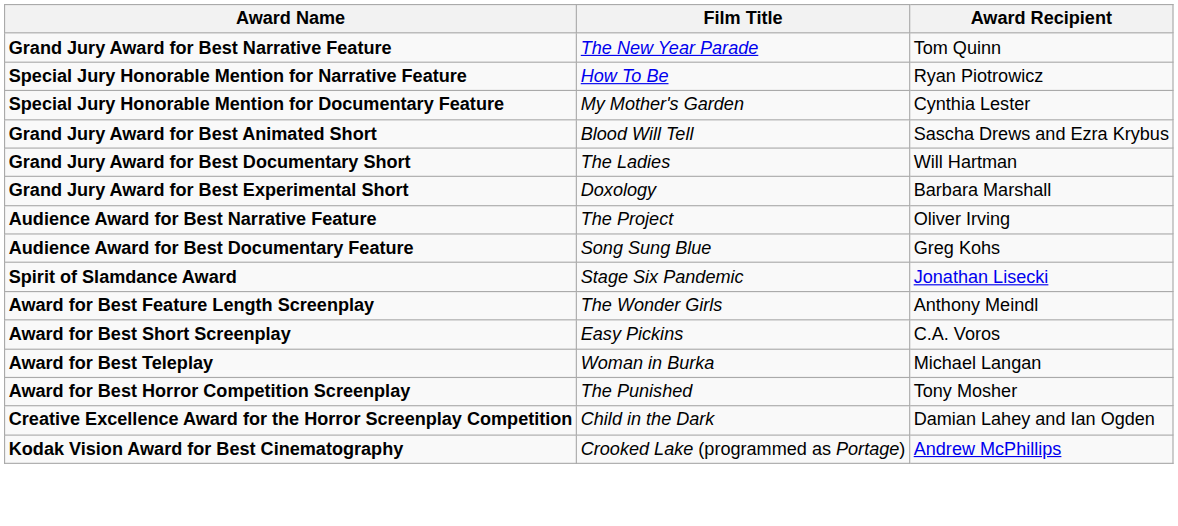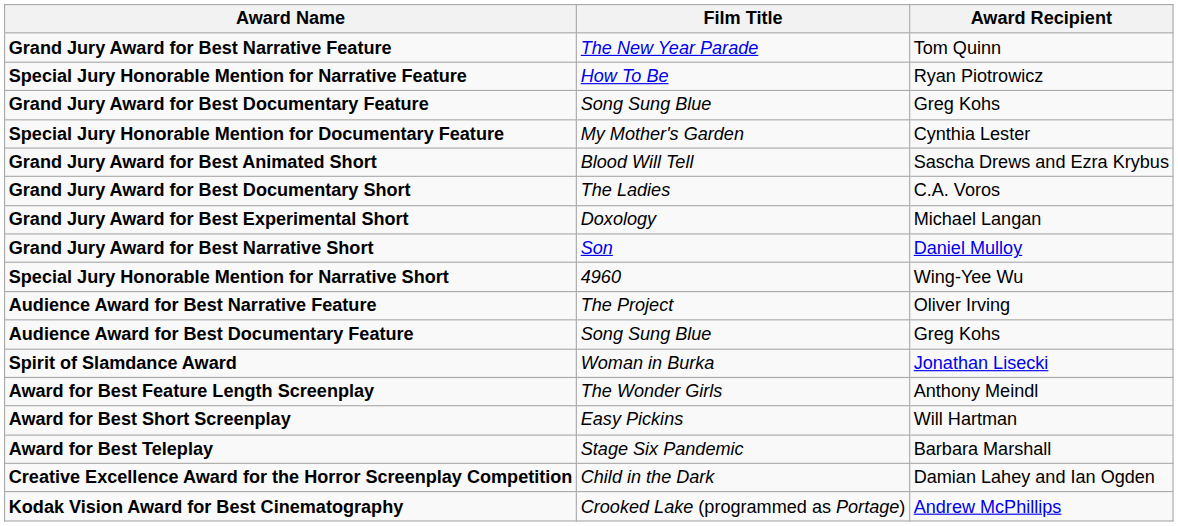+ row: (219, 104)
(965, 162) Will Hartman -> (957, 190) C.A. Voros
(983, 190) Barbara Marshall -> (978, 219) Michael Langan
+ row: (191, 248)
+ row: (229, 276)
(662, 276) Stage Six Pandemic -> (648, 362) Woman in Burka
(957, 334) C.A. Voros -> (965, 420) Will Hartman
(648, 362) Woman in Burka -> (662, 448) Stage Six Pandemic
(978, 362) Michael Langan -> (983, 448) Barbara Marshall
- row: (209, 391)
